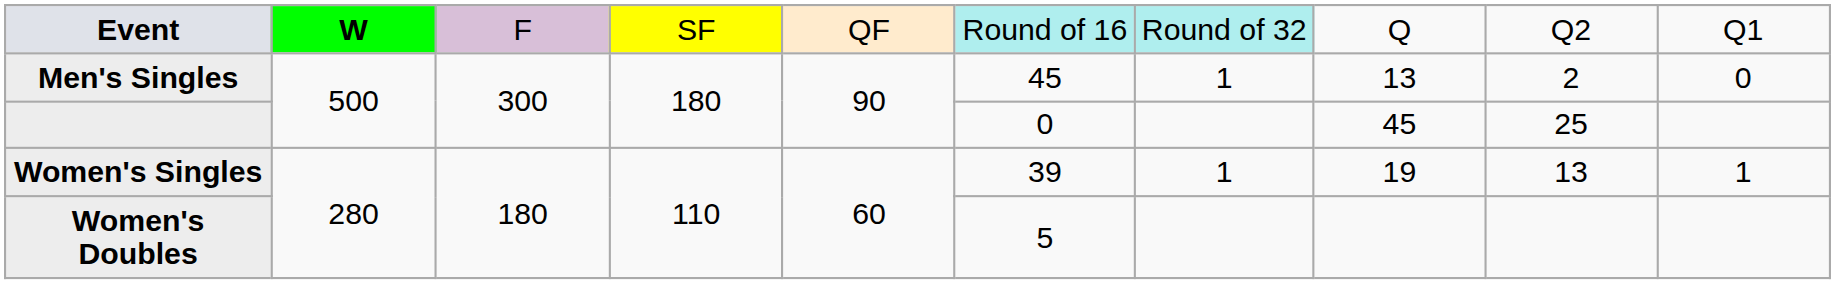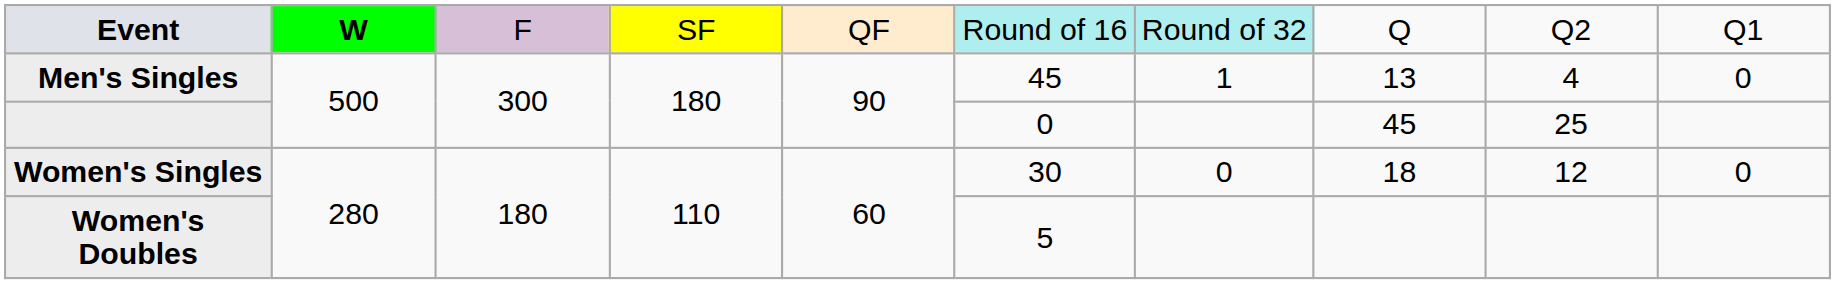(1571, 77) 2 -> (1571, 77) 4
(1045, 173) 39 -> (1045, 173) 30
(1224, 173) 1 -> (1224, 173) 0
(1399, 173) 19 -> (1399, 173) 18
(1571, 173) 13 -> (1571, 173) 12
(1743, 173) 1 -> (1743, 173) 0
